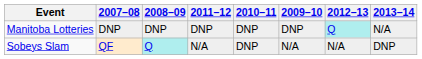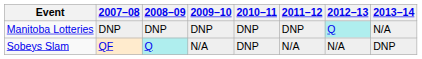columns swapped: (302, 12) <-> (211, 12)
